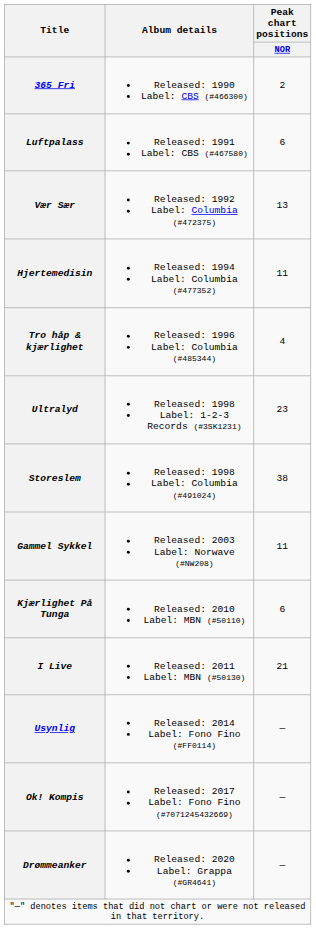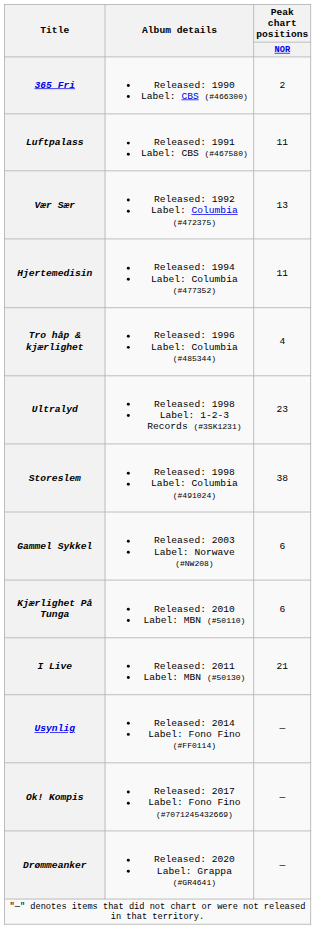(282, 142) 6 -> (282, 142) 11
(282, 546) 11 -> (282, 546) 6
